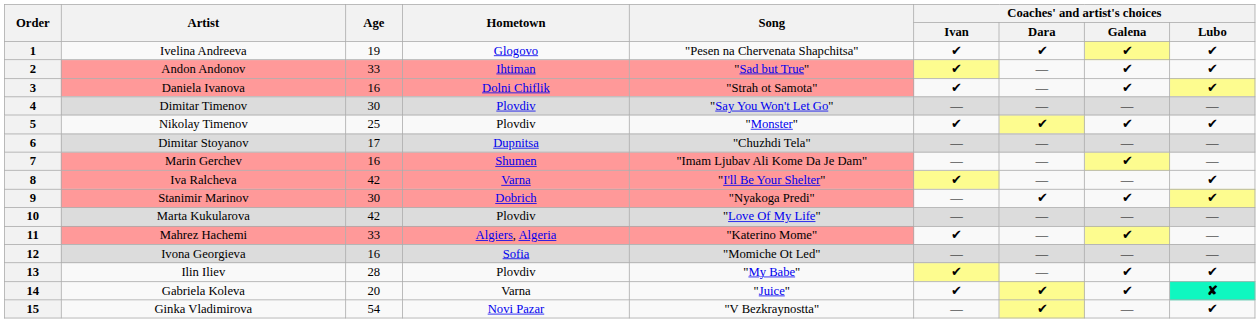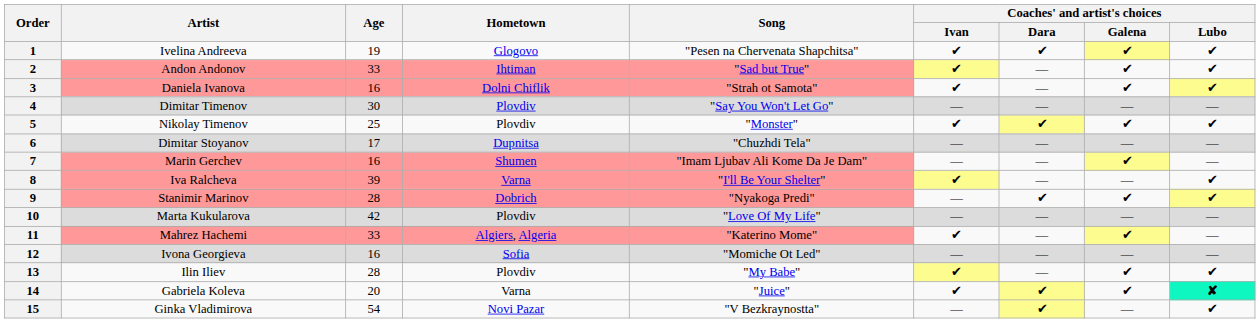(374, 179) 42 -> (374, 179) 39
(374, 198) 30 -> (374, 198) 28
